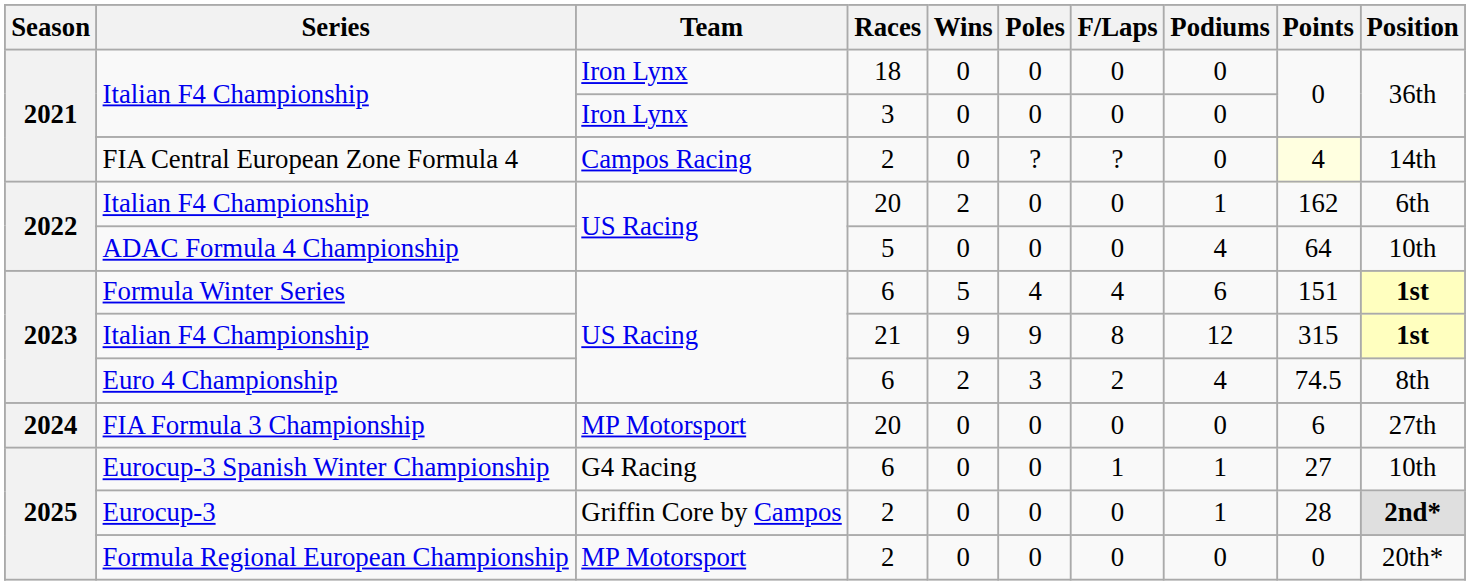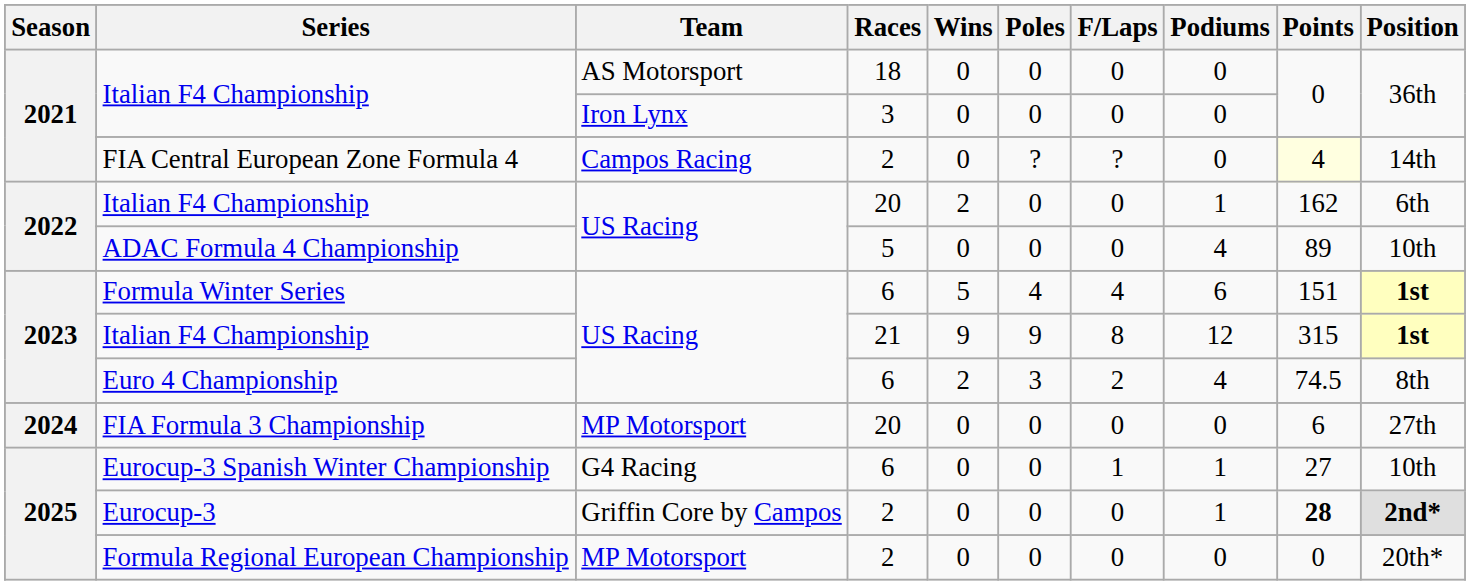(634, 71) Iron Lynx -> (662, 71) AS Motorsport
(1318, 247) 64 -> (1318, 247) 89
(1318, 512) normal -> (1318, 512) bold
